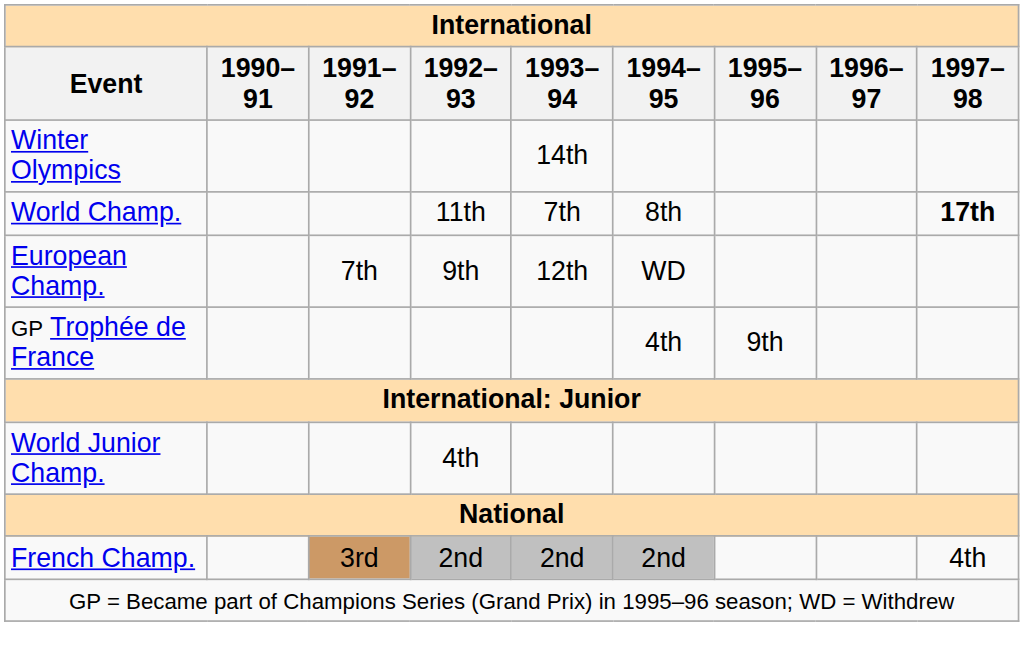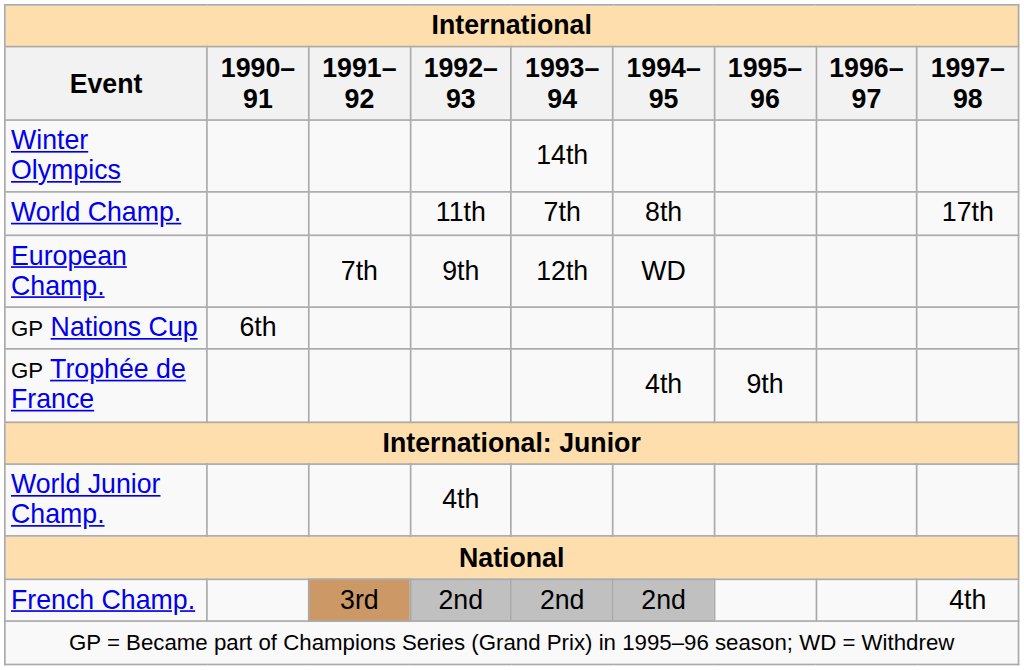(968, 212) bold -> (968, 212) normal
+ row: (104, 327)
